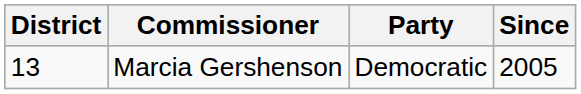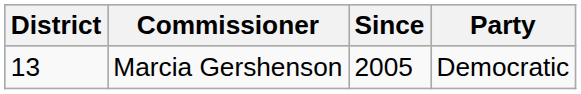columns swapped: (421, 25) <-> (534, 25)
